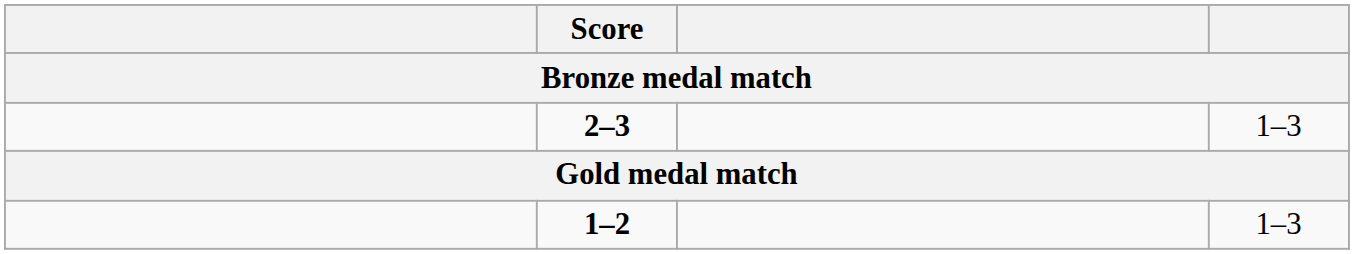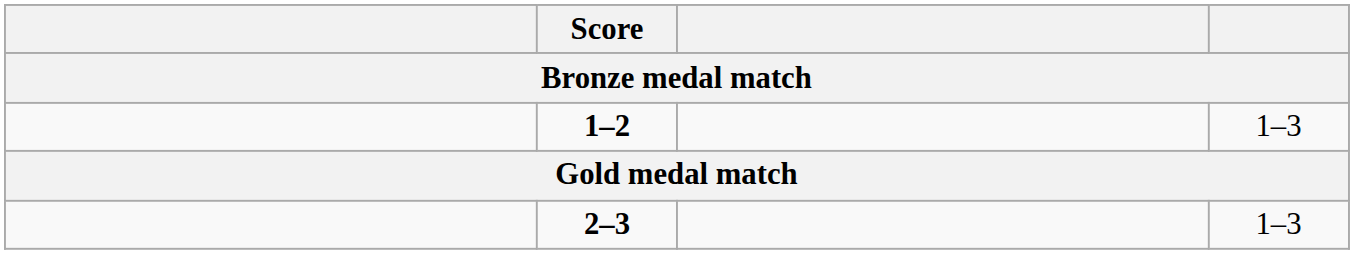rows swapped: (607, 126) <-> (607, 223)
